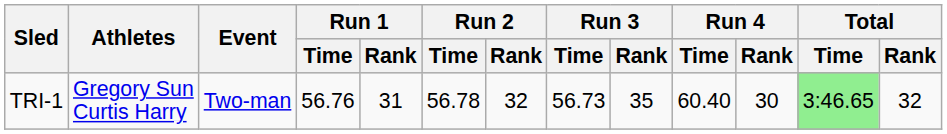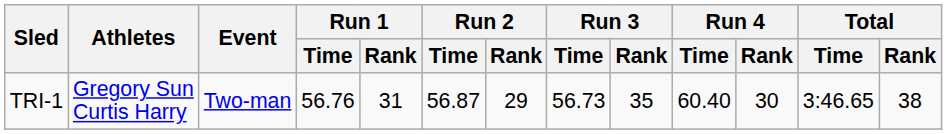(453, 101) 56.78 -> (453, 101) 56.87
(516, 101) 32 -> (516, 101) 29
(838, 101) lightgreen background -> (838, 101) no background
(910, 101) 32 -> (910, 101) 38
